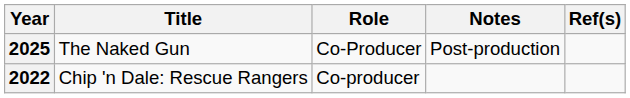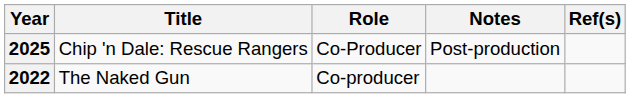(124, 48) The Naked Gun -> (183, 48) Chip 'n Dale: Rescue Rangers
(183, 78) Chip 'n Dale: Rescue Rangers -> (124, 78) The Naked Gun
